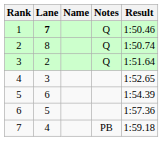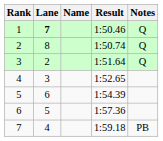columns swapped: (139, 12) <-> (106, 12)
